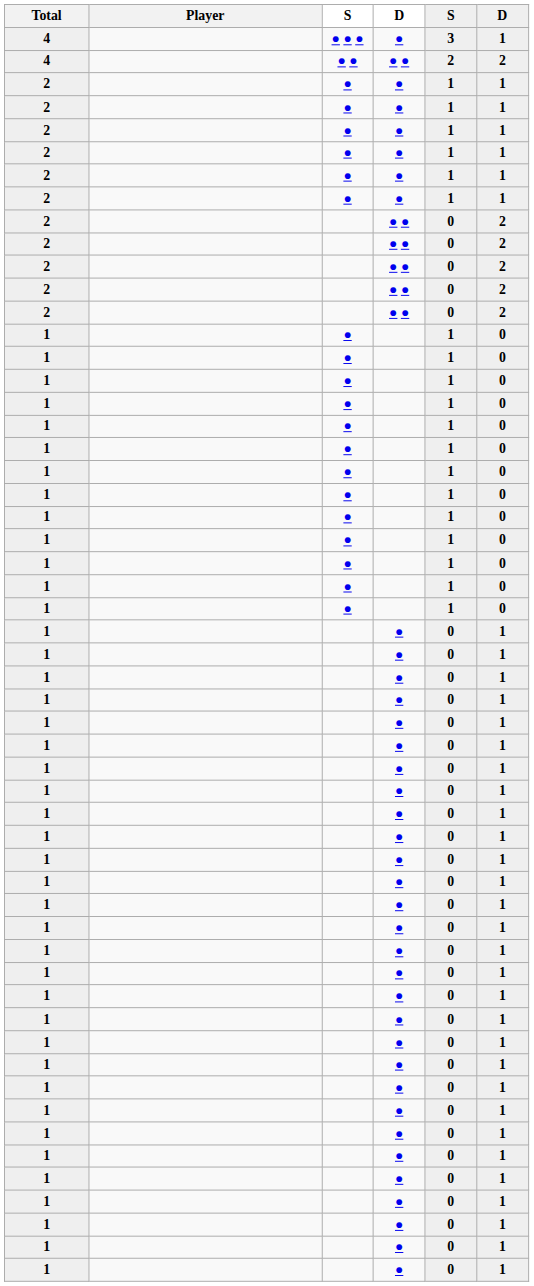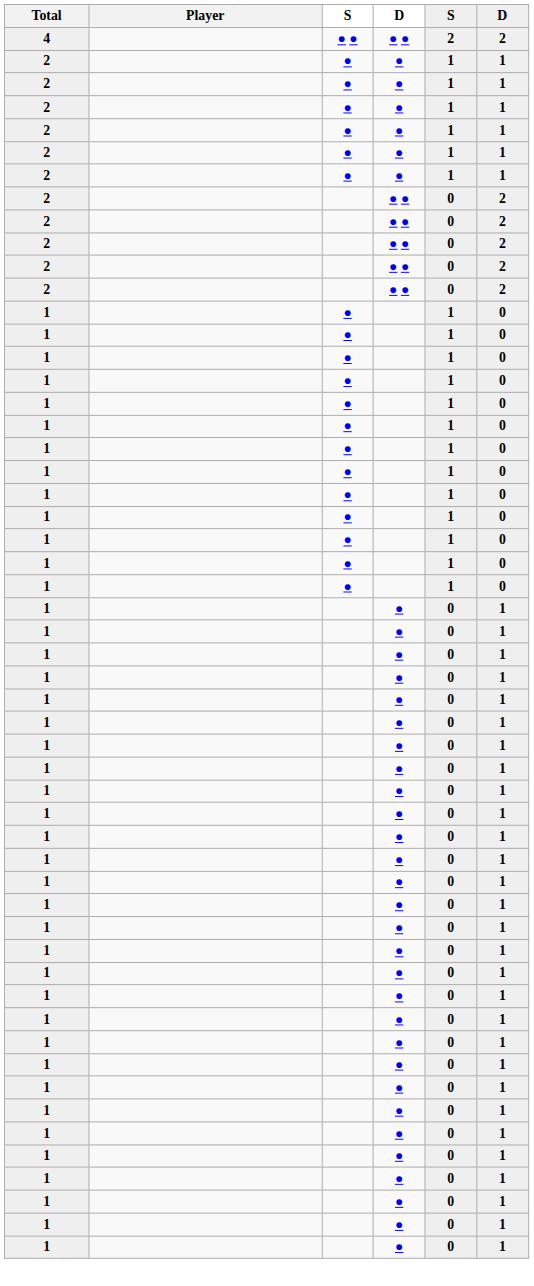- row: (47, 39)
